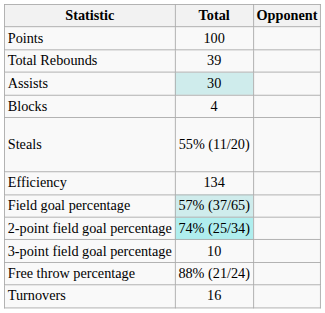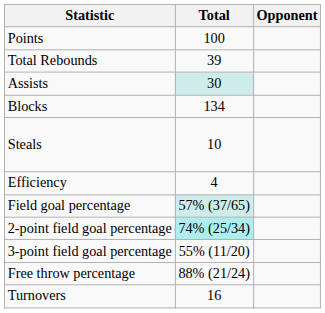(214, 106) 4 -> (214, 106) 134
(214, 144) 55% (11/20) -> (214, 144) 10
(214, 183) 134 -> (214, 183) 4
(214, 251) 10 -> (214, 251) 55% (11/20)
